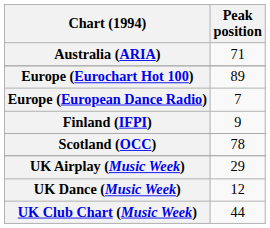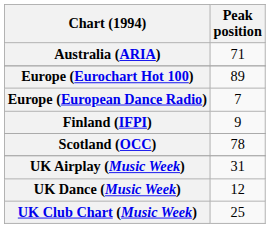(238, 167) 29 -> (238, 167) 31
(238, 212) 44 -> (238, 212) 25
